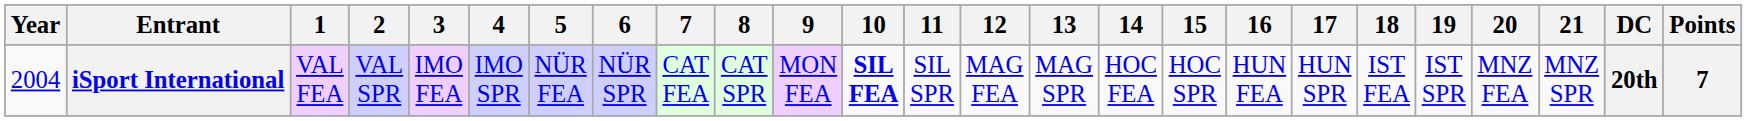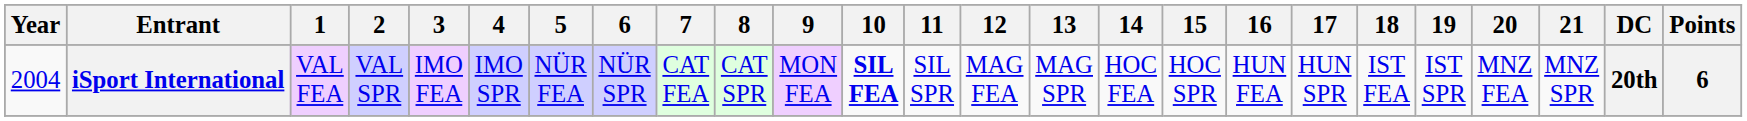(1702, 79) 7 -> (1702, 79) 6
